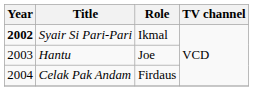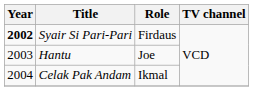(153, 34) Ikmal -> (157, 34) Firdaus
(157, 75) Firdaus -> (153, 75) Ikmal
